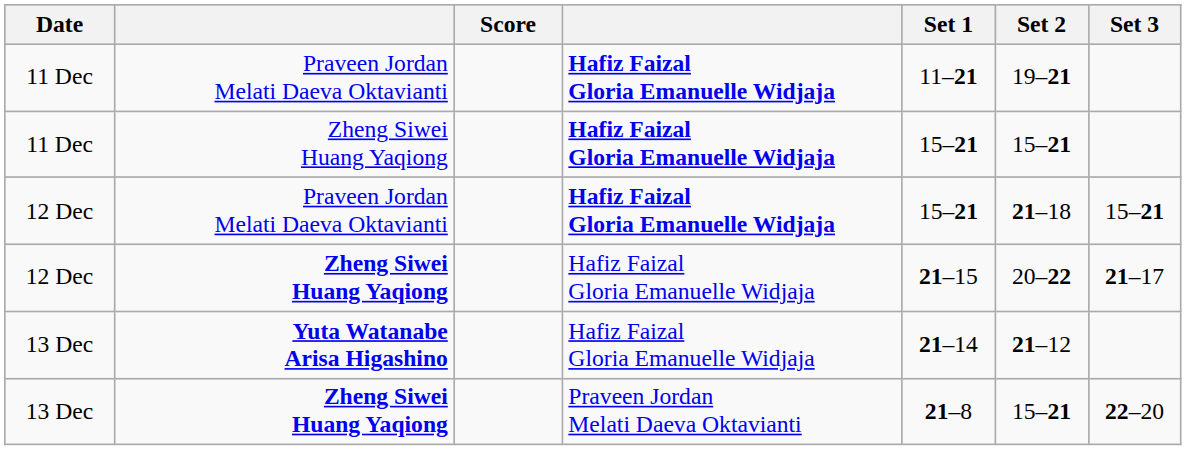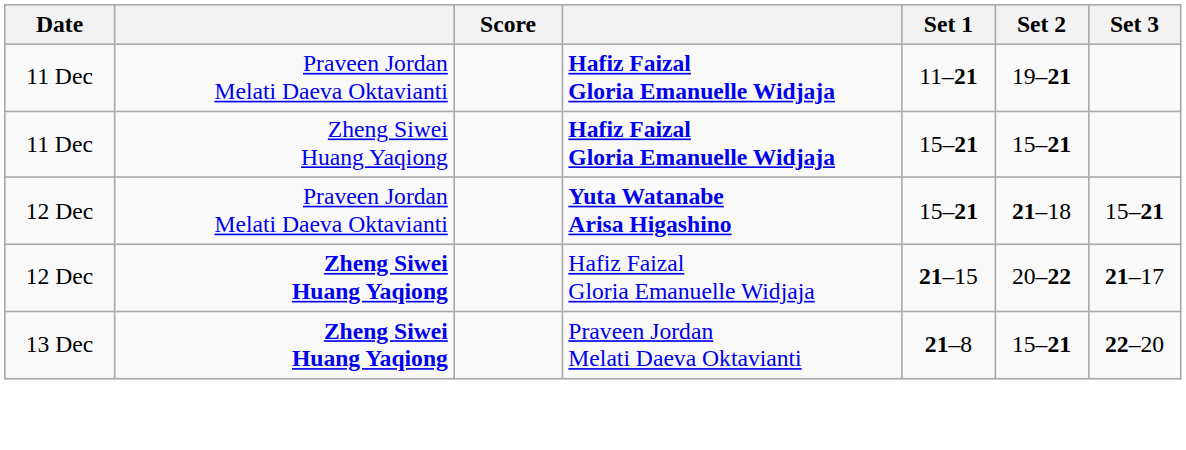(702, 210) Hafiz Faizal Gloria Emanuelle Widjaja -> (650, 210) Yuta Watanabe Arisa Higashino
- row: (60, 344)
